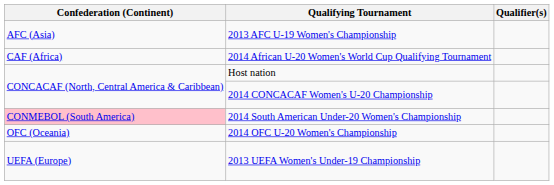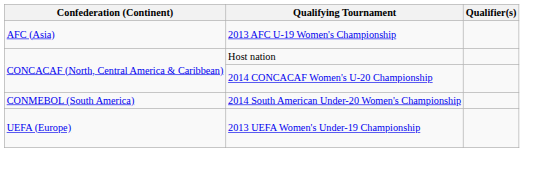- row: (360, 56)
(70, 116) pink background -> (70, 100) no background
- row: (312, 133)
